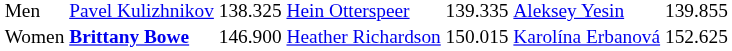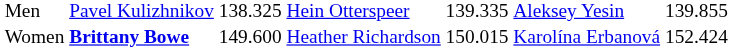(250, 37) 146.900 -> (250, 37) 149.600
(696, 37) 152.625 -> (696, 37) 152.424
